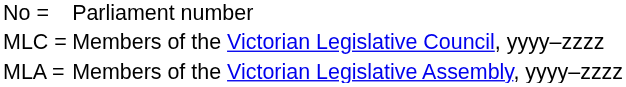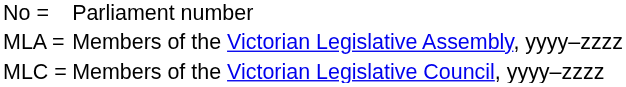rows swapped: (34, 71) <-> (35, 42)
